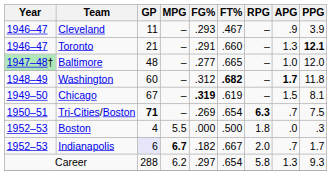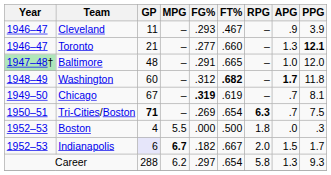(205, 46) .291 -> (205, 46) .277
(205, 63) .277 -> (205, 63) .291
(290, 96) 1.5 -> (293, 96) .7
(293, 146) .7 -> (290, 146) 1.5
